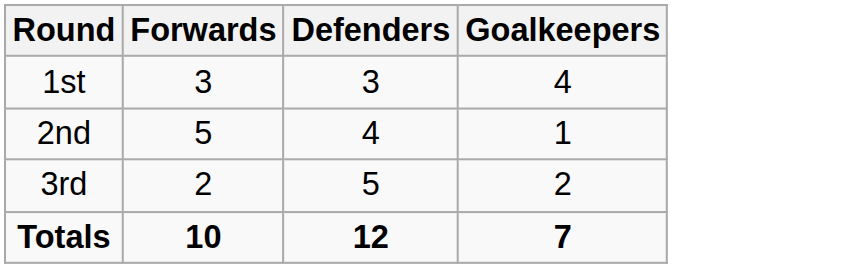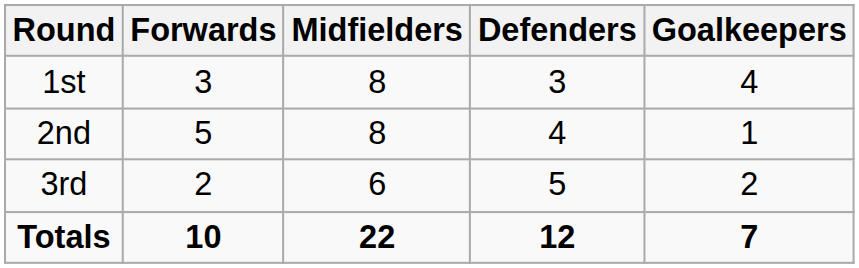+ column: (377, 30)
